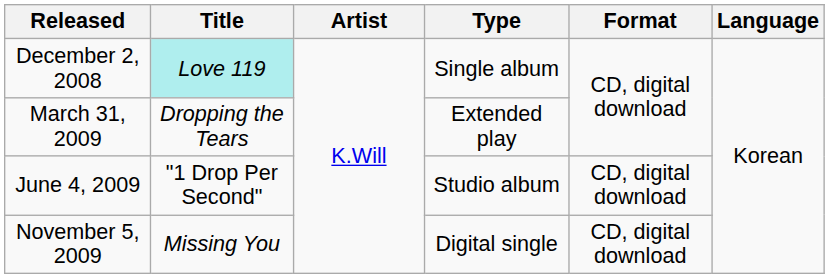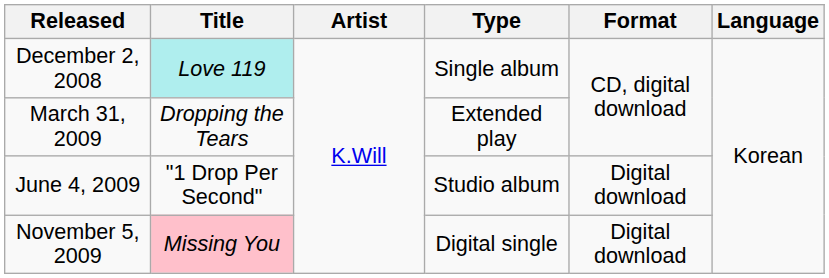(640, 185) CD, digital download -> (640, 185) Digital download
(222, 243) no background -> (222, 243) pink background
(640, 243) CD, digital download -> (640, 243) Digital download
